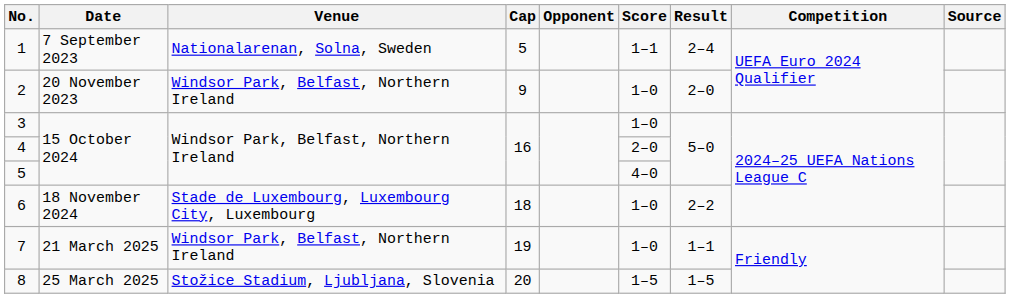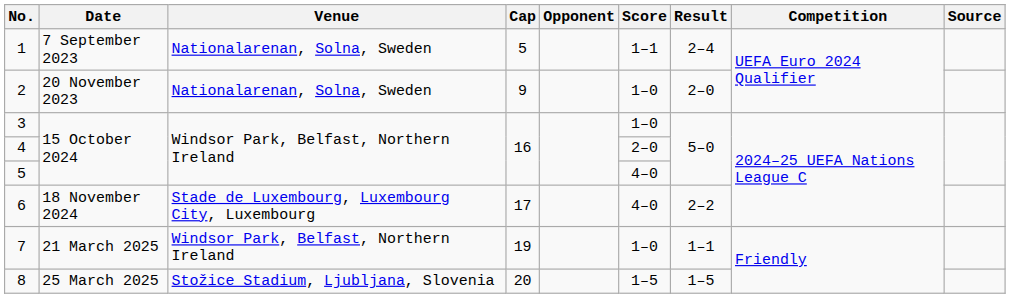(311, 91) Windsor Park, Belfast, Northern Ireland -> (302, 91) Nationalarenan, Solna, Sweden
(523, 206) 18 -> (523, 206) 17
(645, 206) 1–0 -> (645, 206) 4–0
